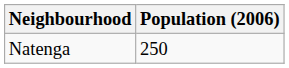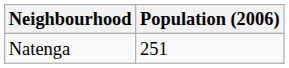(154, 48) 250 -> (154, 48) 251
